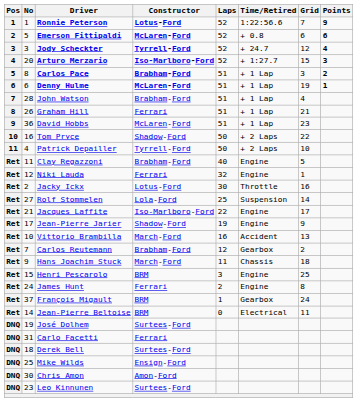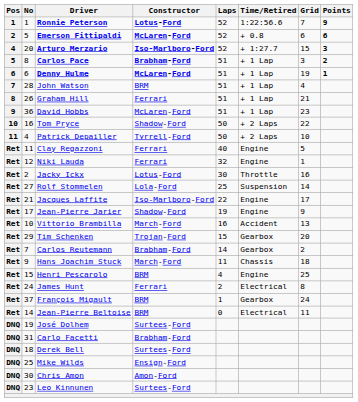- row: (70, 49)
(163, 99) Brabham-Ford -> (141, 86) BRM
(163, 162) Brabham-Ford -> (151, 149) Ferrari
+ row: (65, 237)
(223, 250) 12 -> (223, 250) 14
(220, 275) 3 -> (220, 275) 4
(254, 287) Engine -> (264, 287) Electrical
(151, 338) Ferrari -> (163, 338) Brabham-Ford
